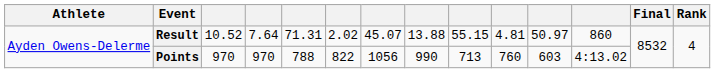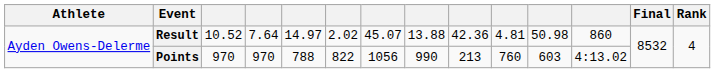(303, 36) 71.31 -> (303, 36) 14.97
(470, 36) 55.15 -> (470, 36) 42.36
(550, 36) 50.97 -> (550, 36) 50.98
(470, 57) 713 -> (470, 57) 213
